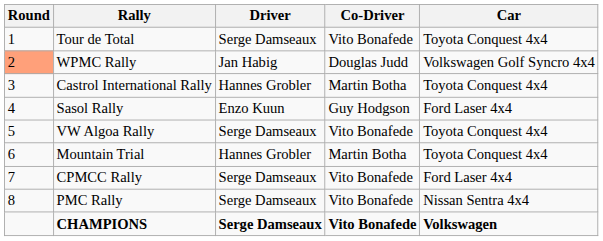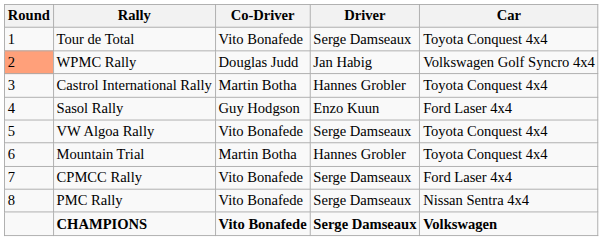columns swapped: (270, 16) <-> (372, 16)
